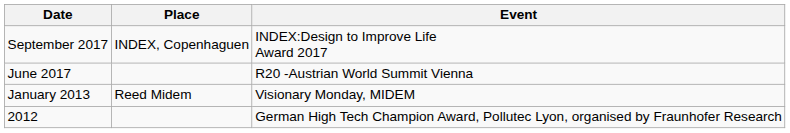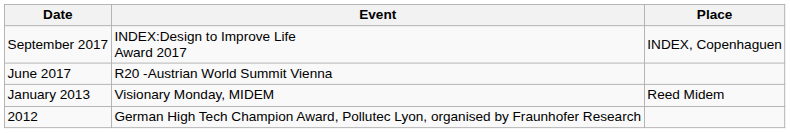columns swapped: (519, 15) <-> (182, 15)
